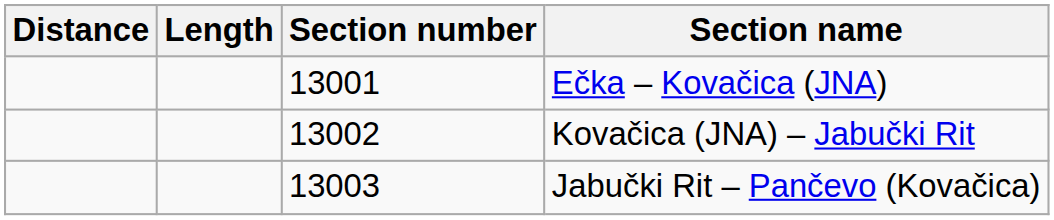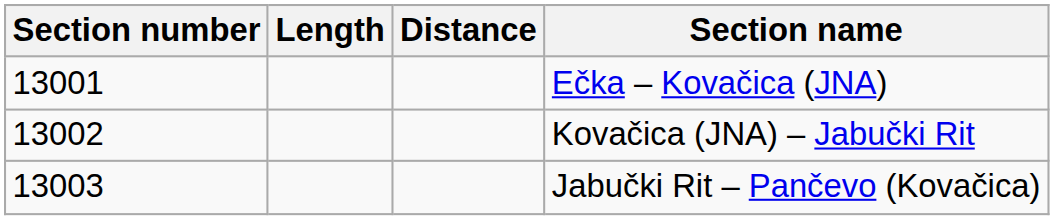columns swapped: (413, 30) <-> (81, 30)
